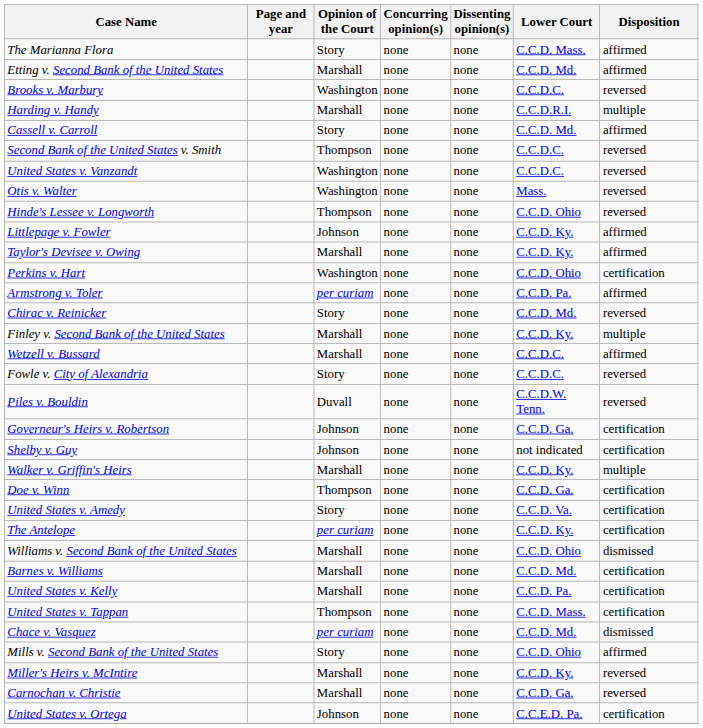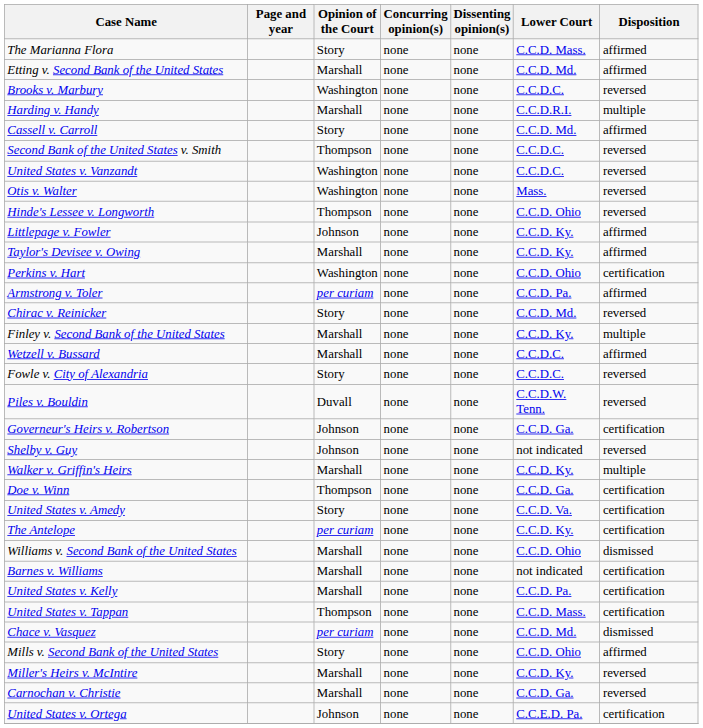(634, 449) certification -> (625, 449) reversed
(546, 571) C.C.D. Md. -> (550, 571) not indicated
